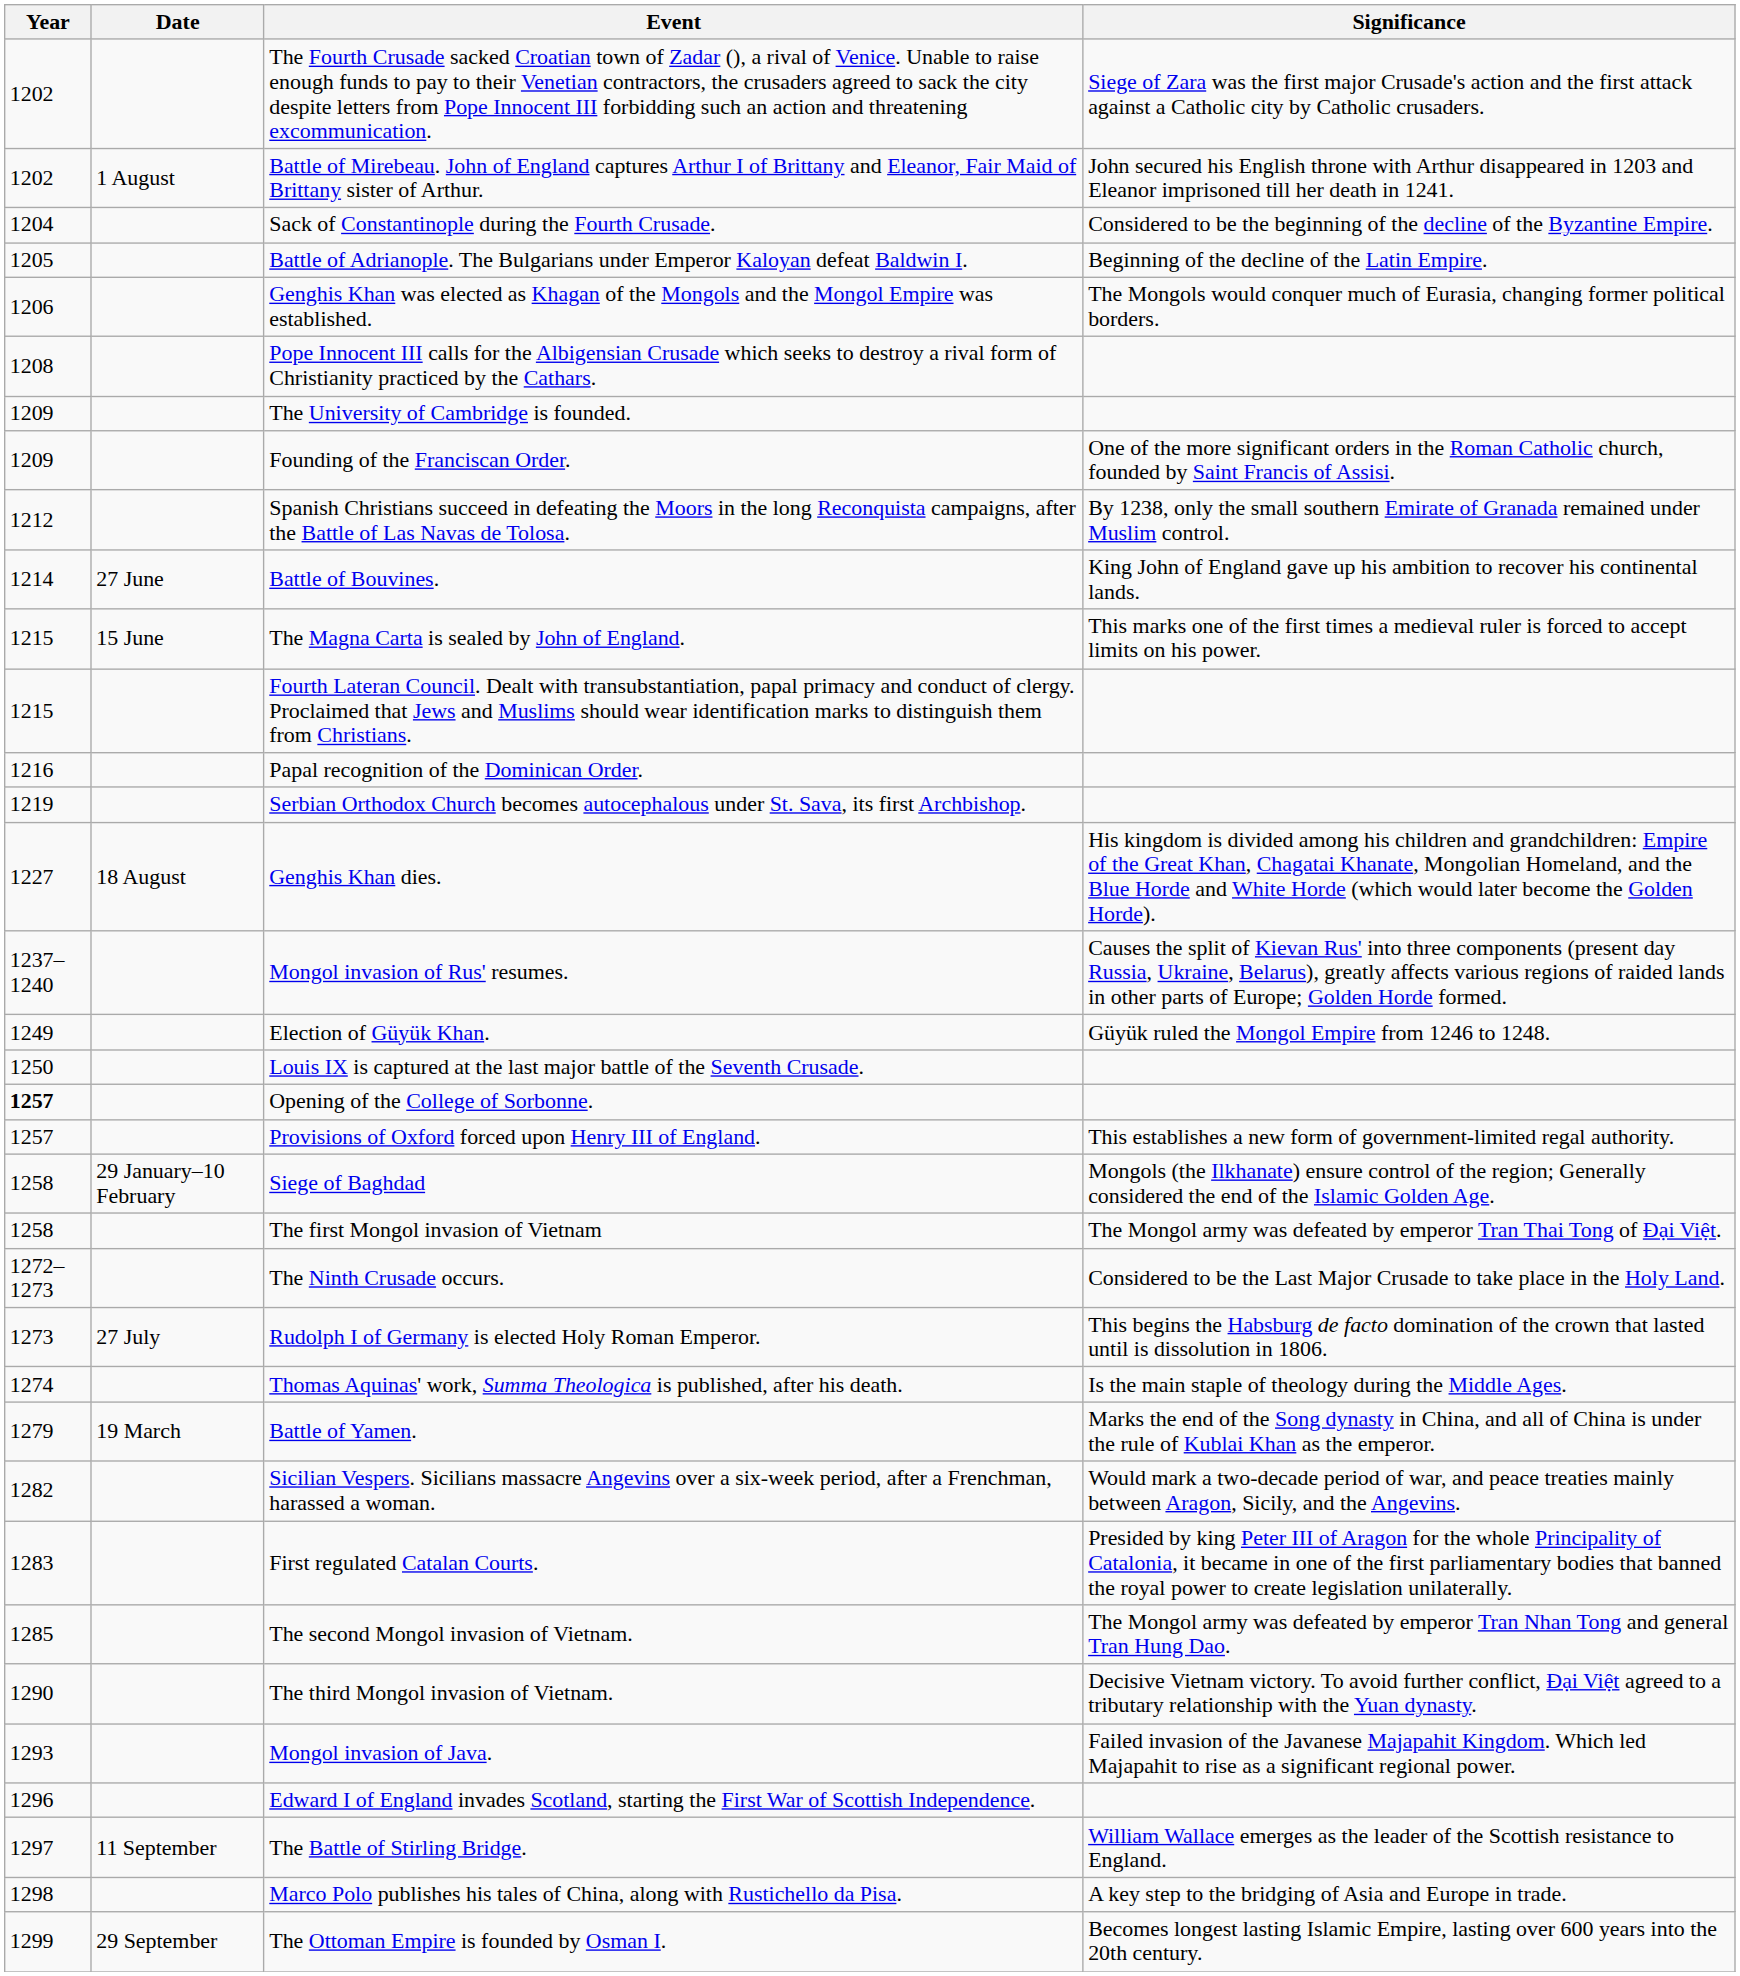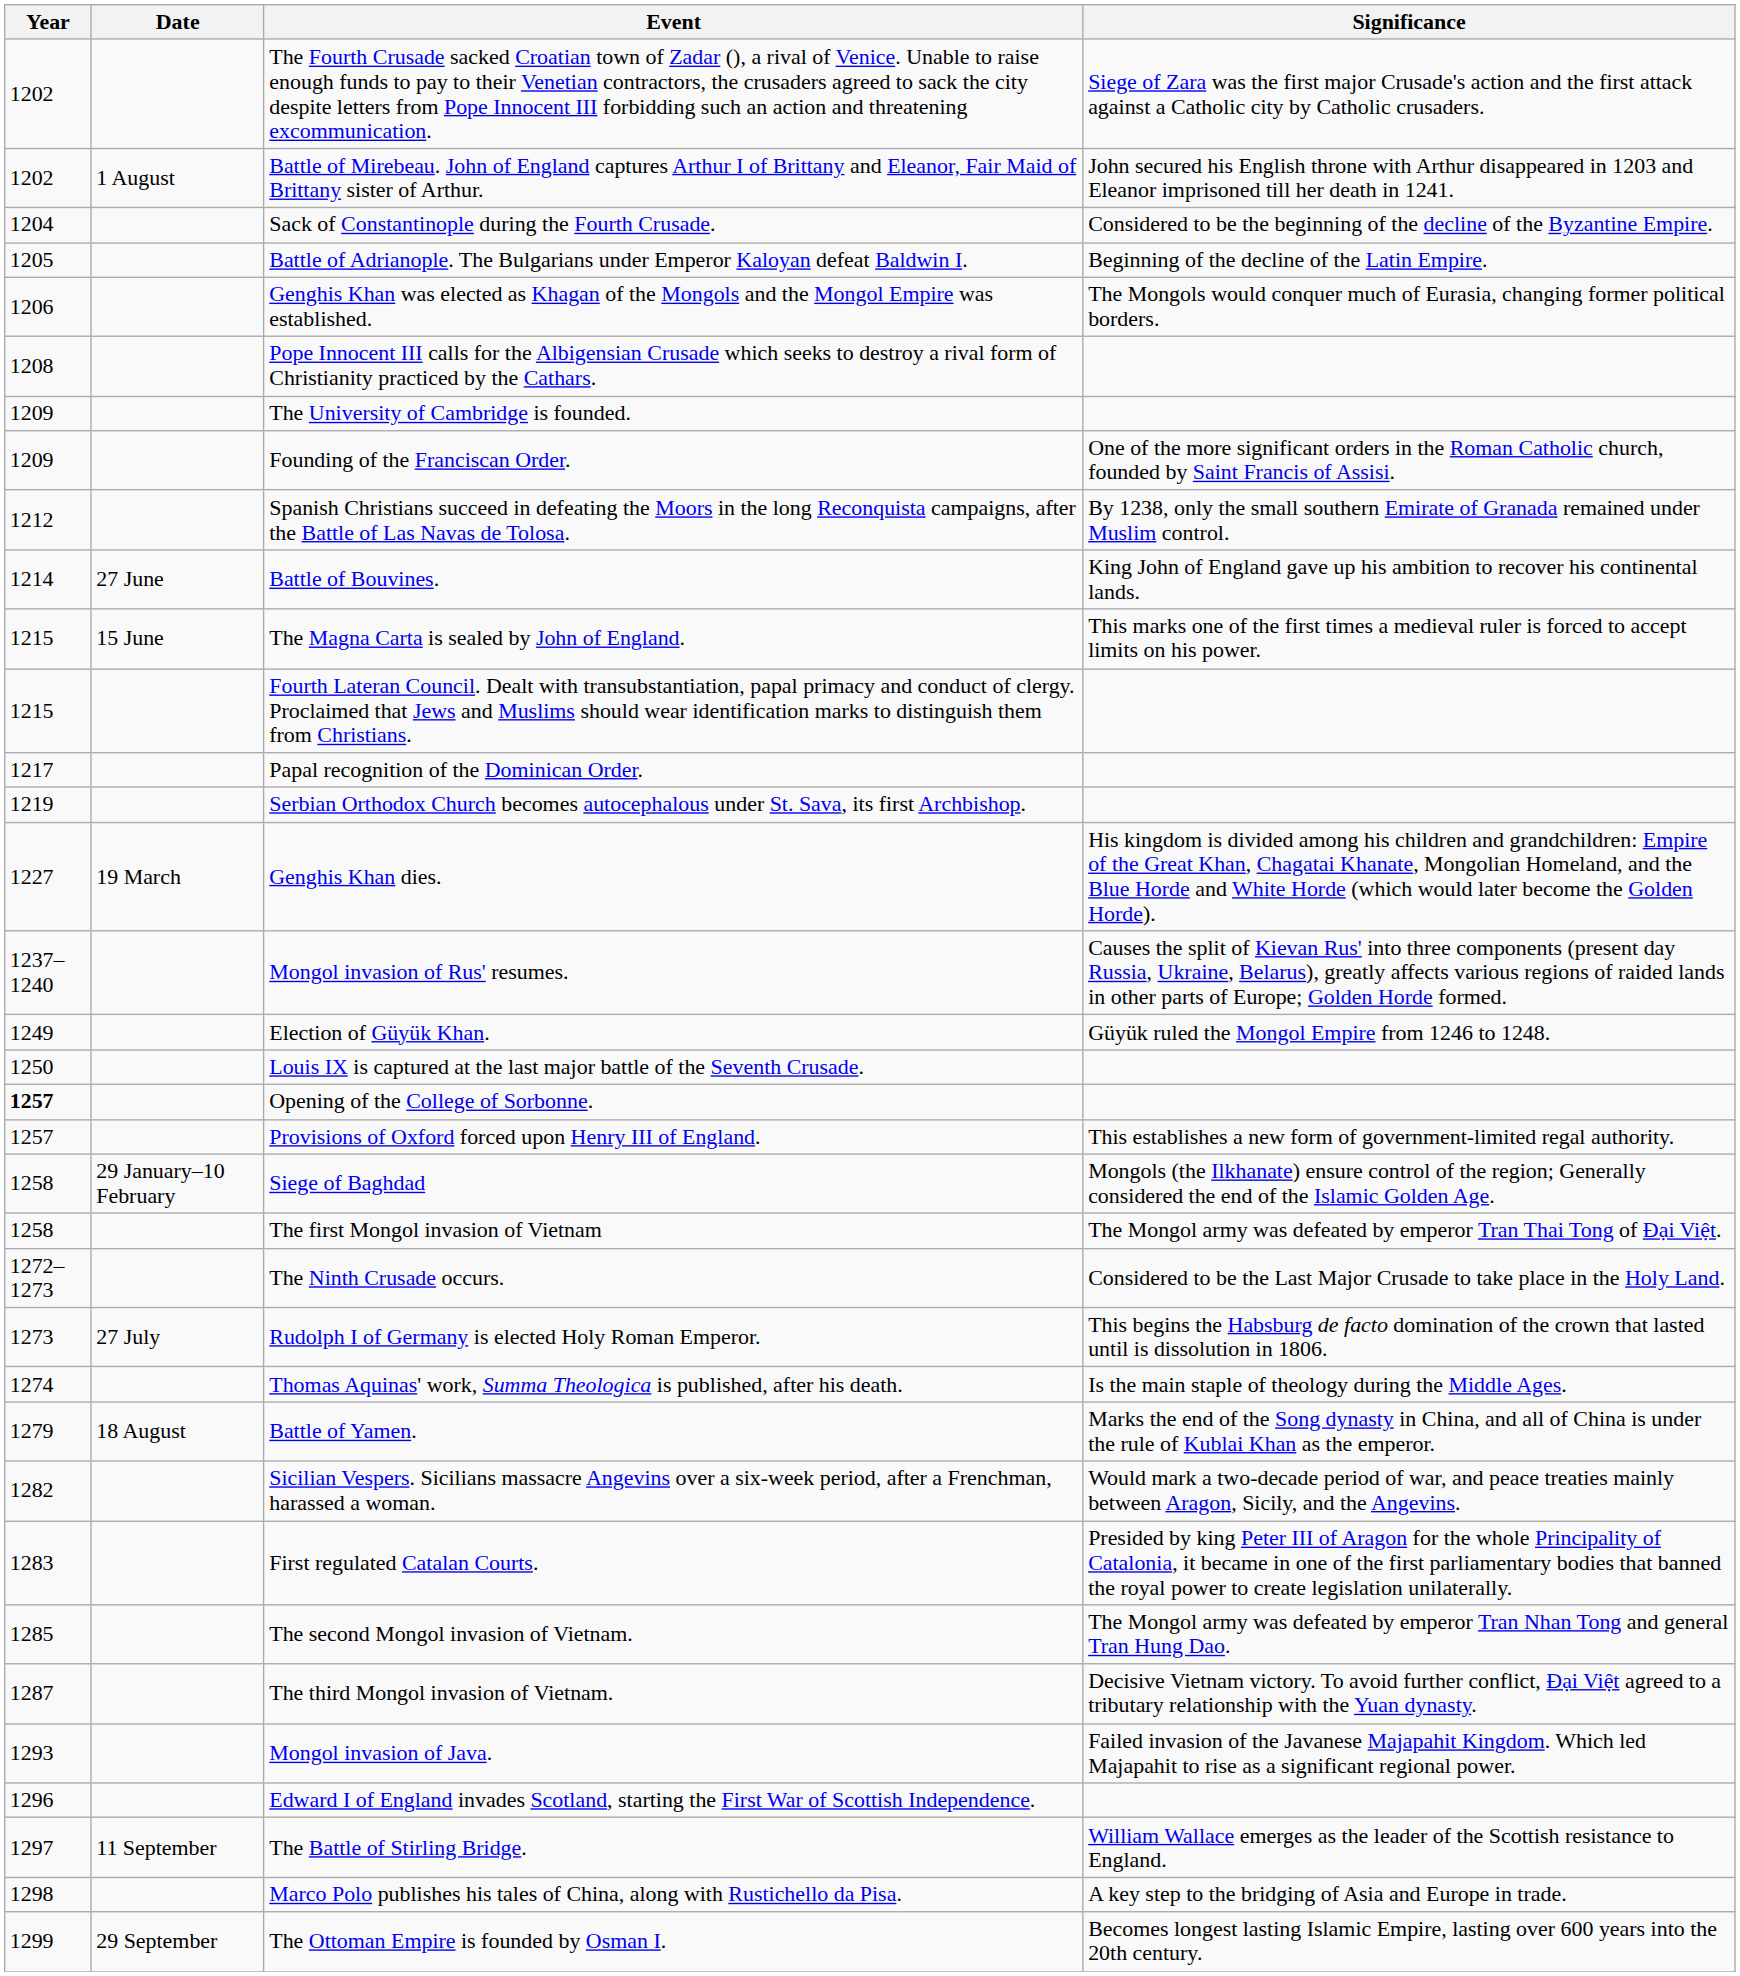(32, 769) 1216 -> (32, 769) 1217
(141, 876) 18 August -> (139, 876) 19 March
(139, 1431) 19 March -> (141, 1431) 18 August
(32, 1693) 1290 -> (32, 1693) 1287
